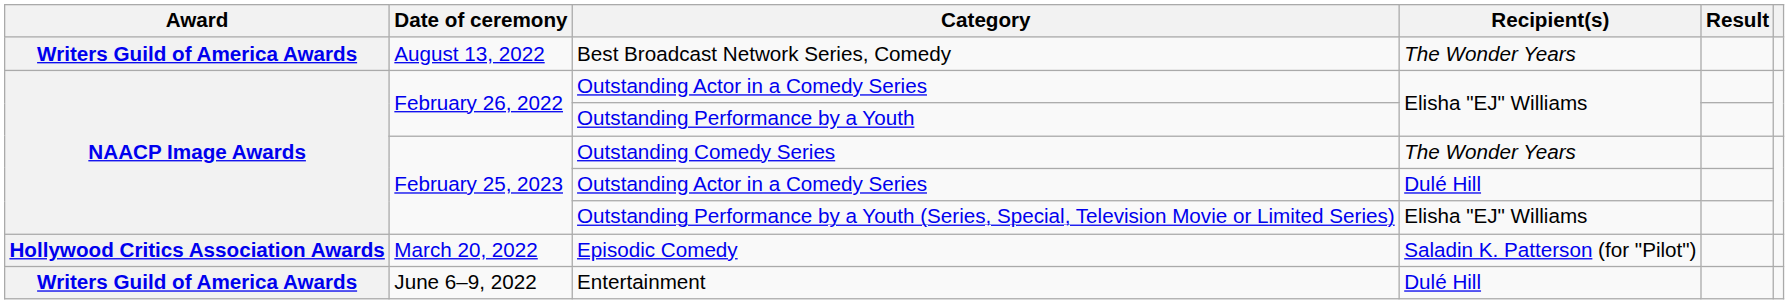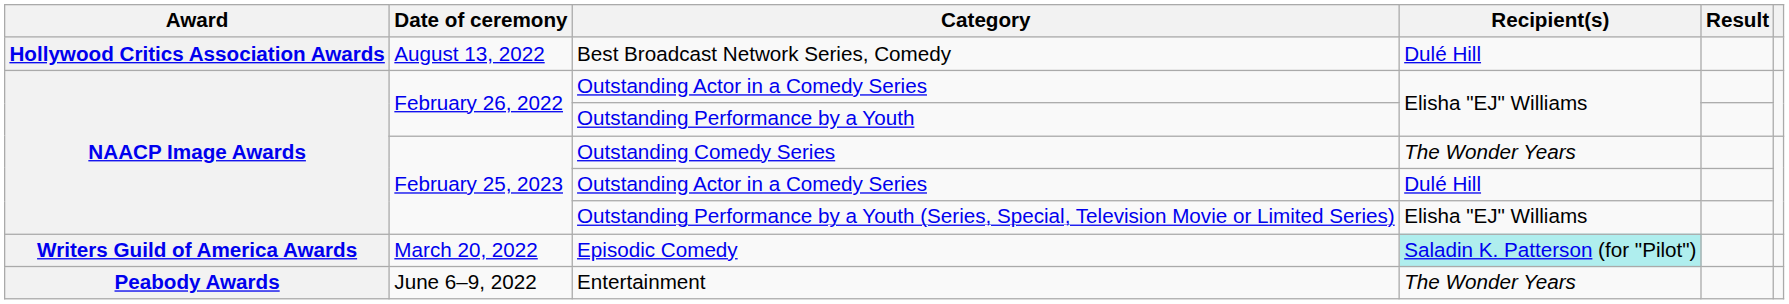(197, 53) Writers Guild of America Awards -> (197, 53) Hollywood Critics Association Awards
(1490, 53) The Wonder Years -> (1443, 53) Dulé Hill
(197, 250) Hollywood Critics Association Awards -> (197, 250) Writers Guild of America Awards
(1550, 250) no background -> (1550, 250) paleturquoise background
(197, 282) Writers Guild of America Awards -> (197, 282) Peabody Awards
(1443, 282) Dulé Hill -> (1490, 282) The Wonder Years
